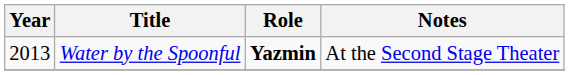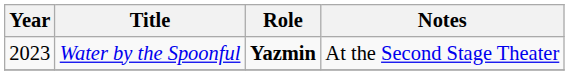(30, 53) 2013 -> (30, 53) 2023
